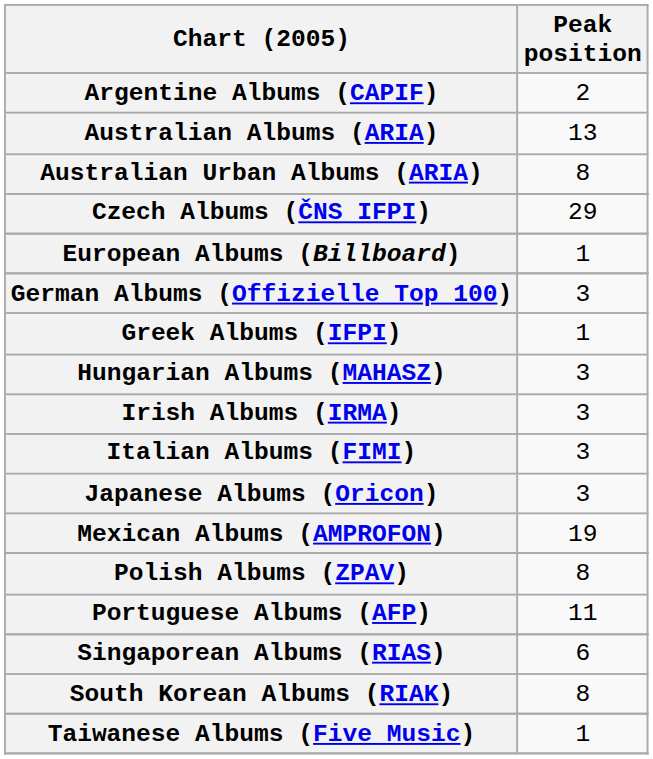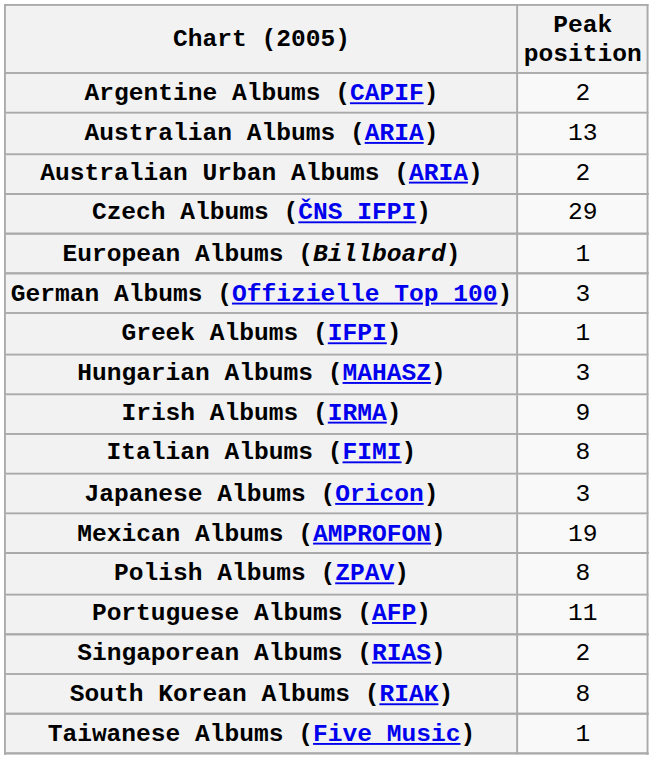(583, 173) 8 -> (583, 173) 2
(583, 414) 3 -> (583, 414) 9
(583, 454) 3 -> (583, 454) 8
(583, 654) 6 -> (583, 654) 2
